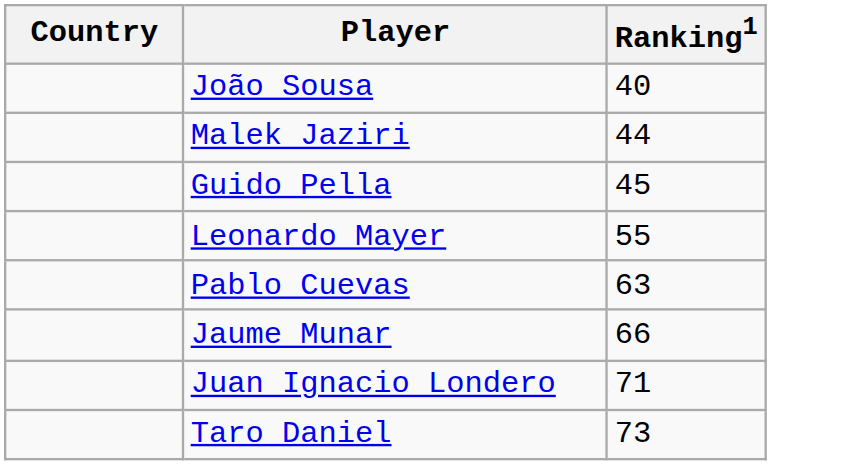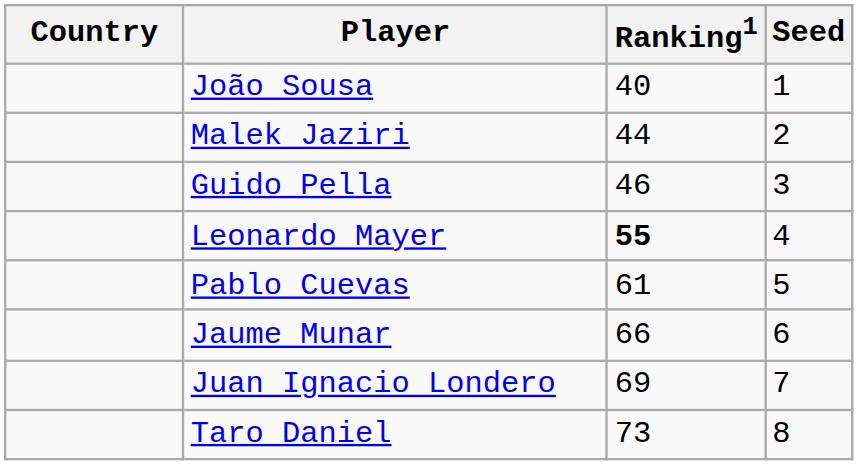+ column: (809, 34)
(633, 186) 45 -> (633, 186) 46
(633, 236) normal -> (633, 236) bold
(633, 286) 63 -> (633, 286) 61
(633, 385) 71 -> (633, 385) 69
